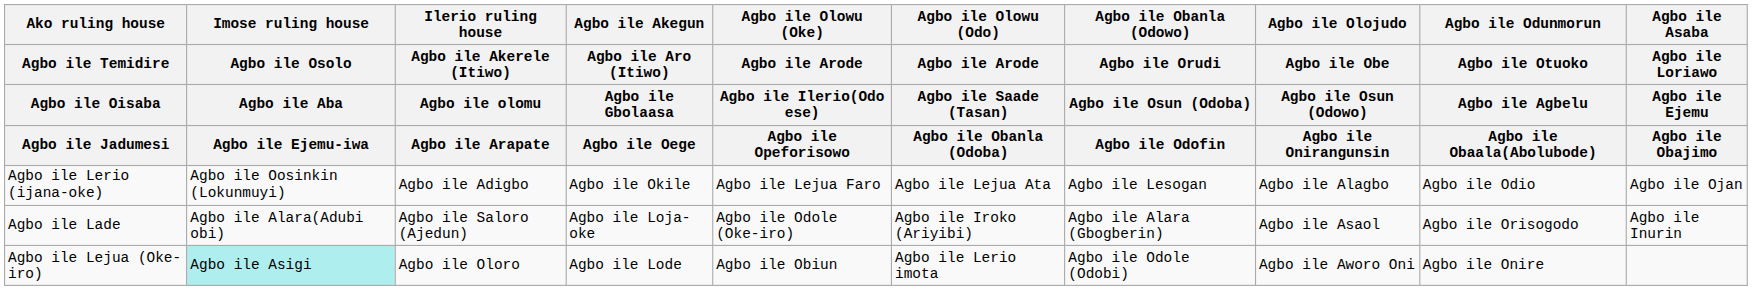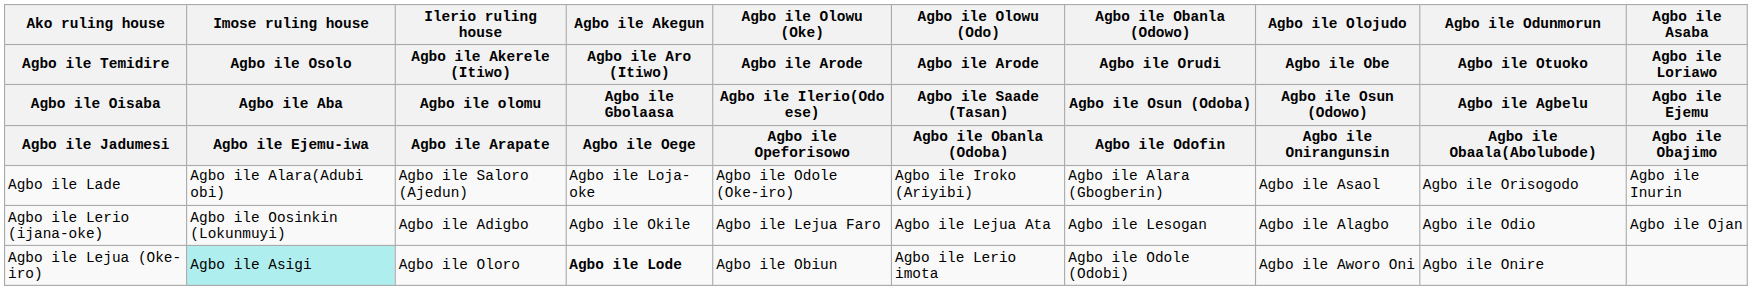rows swapped: (64, 225) <-> (69, 185)
(626, 266) normal -> (626, 266) bold
